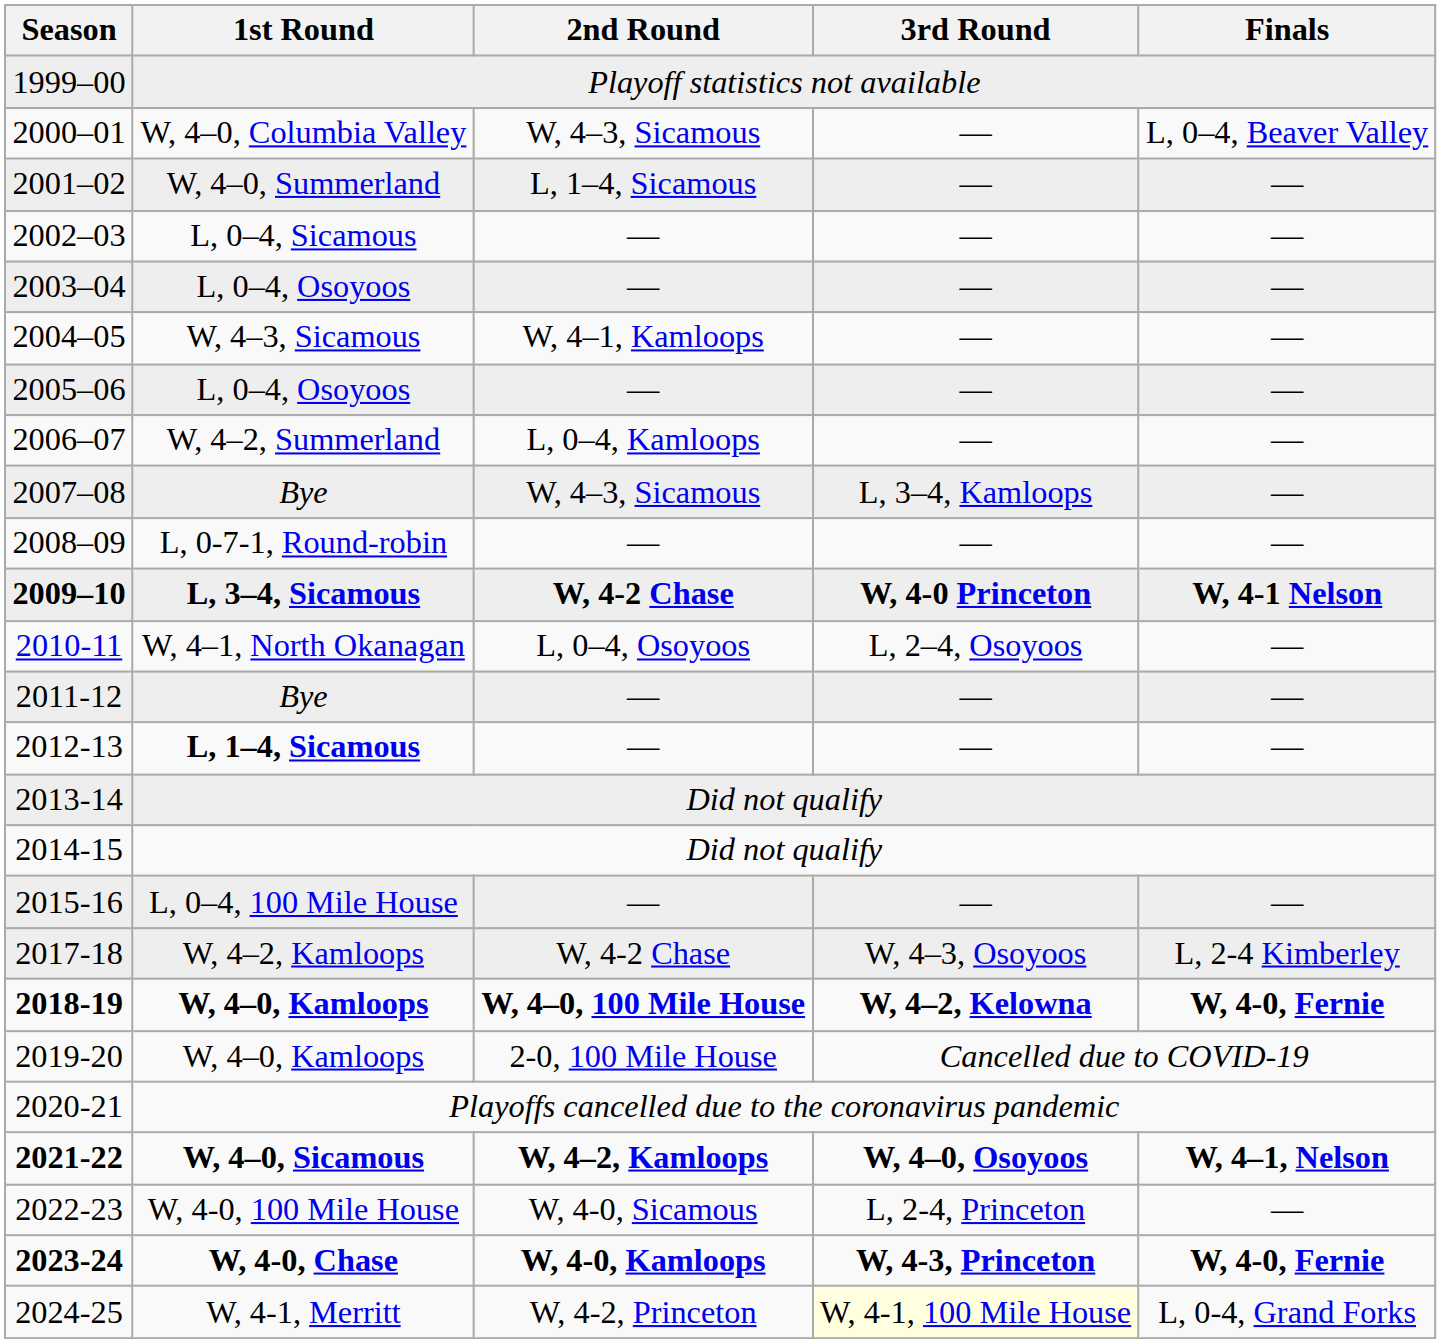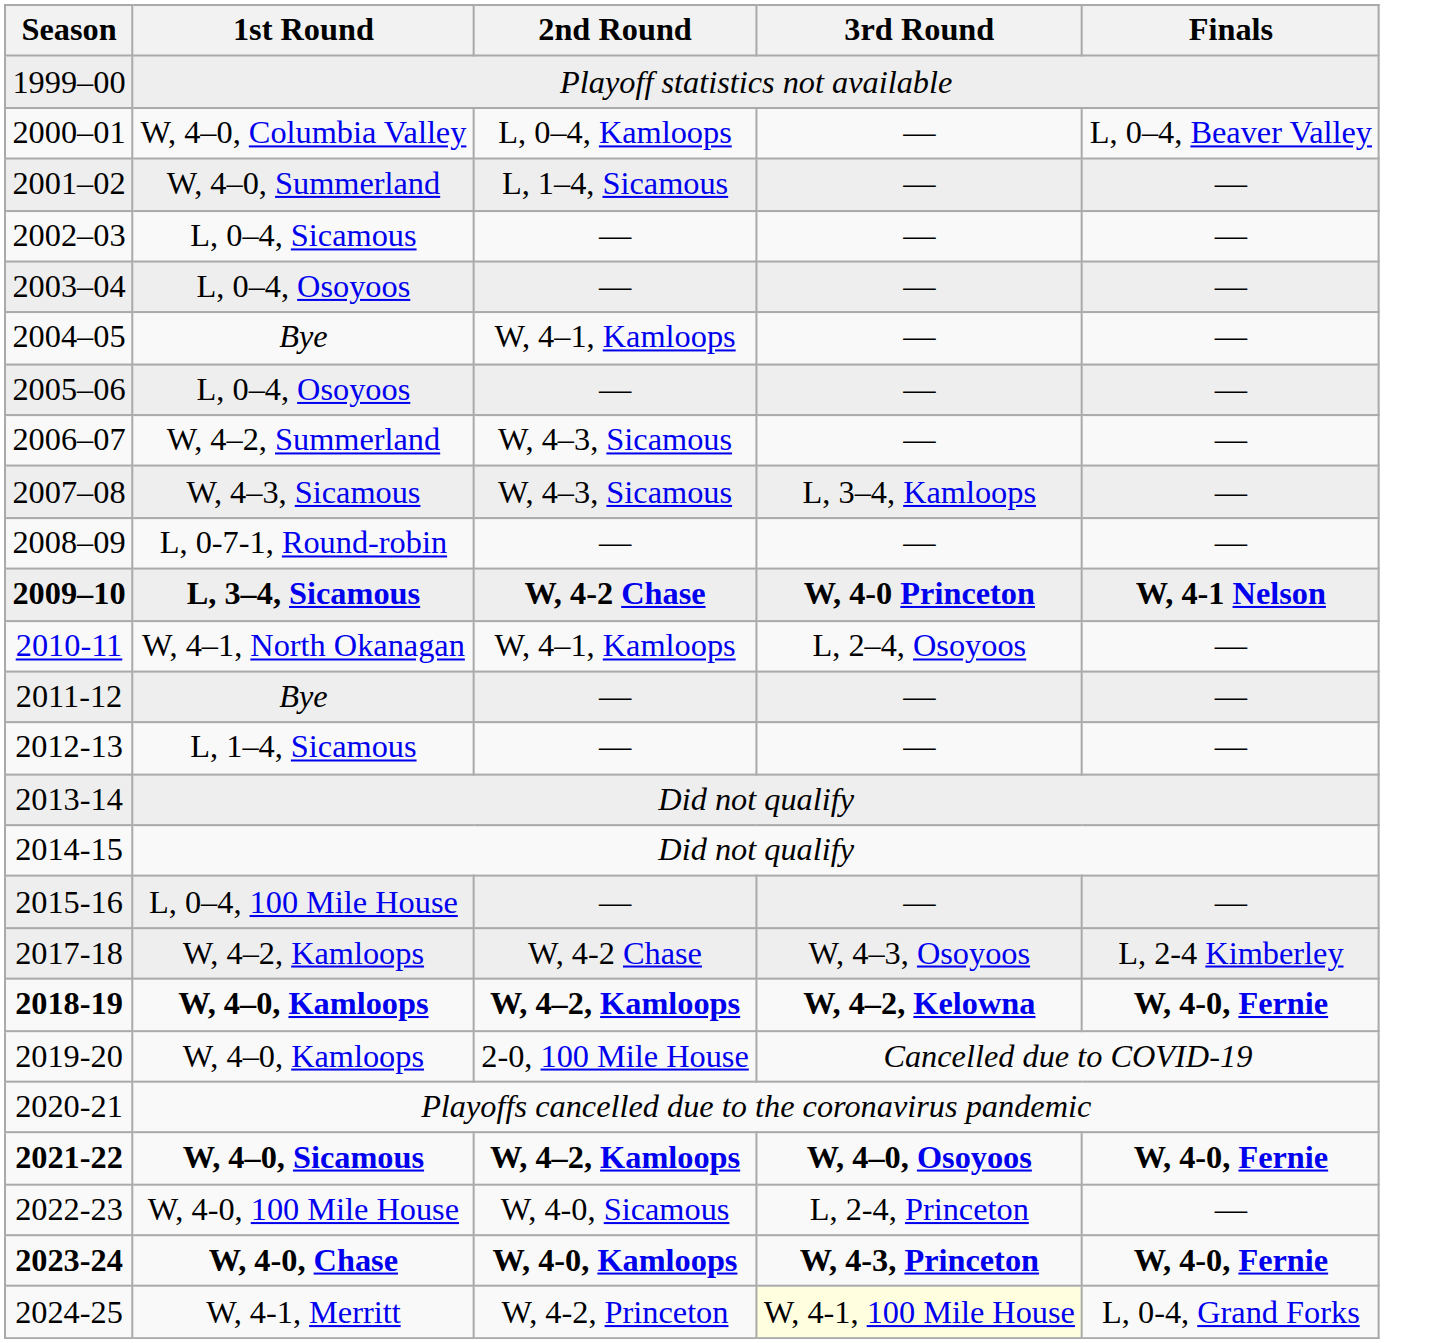(643, 132) W, 4–3, Sicamous -> (615, 132) L, 0–4, Kamloops
(303, 337) W, 4–3, Sicamous -> (303, 337) Bye
(643, 440) L, 0–4, Kamloops -> (615, 440) W, 4–3, Sicamous
(303, 491) Bye -> (303, 491) W, 4–3, Sicamous
(643, 645) L, 0–4, Osoyoos -> (615, 645) W, 4–1, Kamloops
(303, 747) bold -> (303, 747) normal
(643, 1004) W, 4–0, 100 Mile House -> (615, 1004) W, 4–2, Kamloops
(1287, 1157) W, 4–1, Nelson -> (1231, 1157) W, 4-0, Fernie
